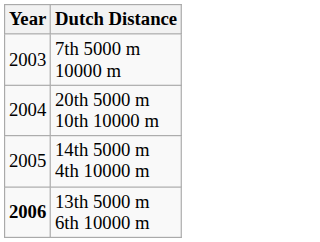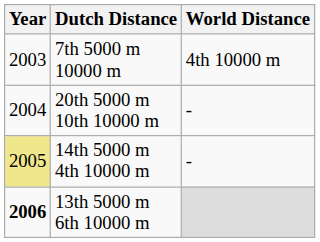+ column: (248, 19)
(28, 161) no background -> (28, 161) khaki background
